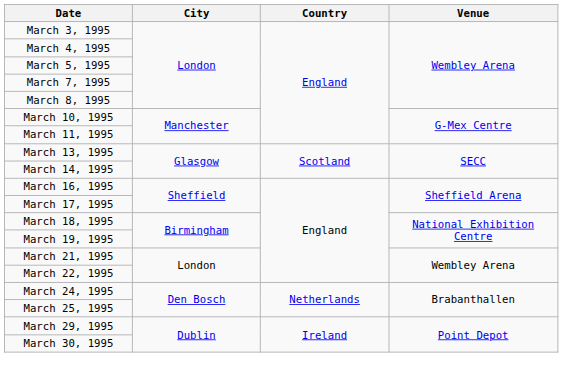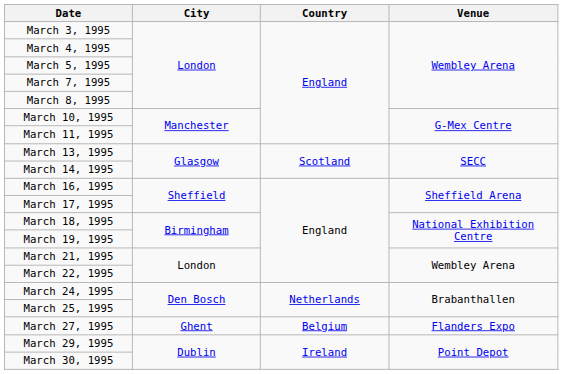+ row: (68, 326)
